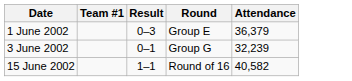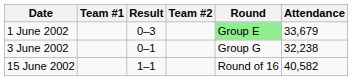+ column: (191, 13)
(189, 31) no background -> (239, 31) lightgreen background
(252, 31) 36,379 -> (301, 31) 33,679
(252, 48) 32,239 -> (301, 48) 32,238
